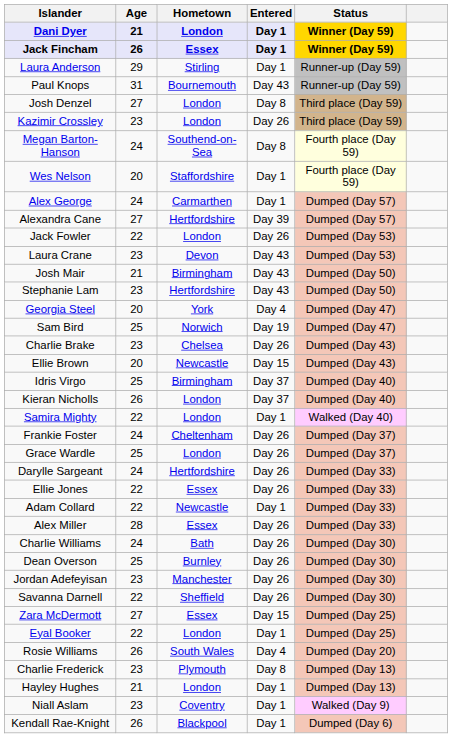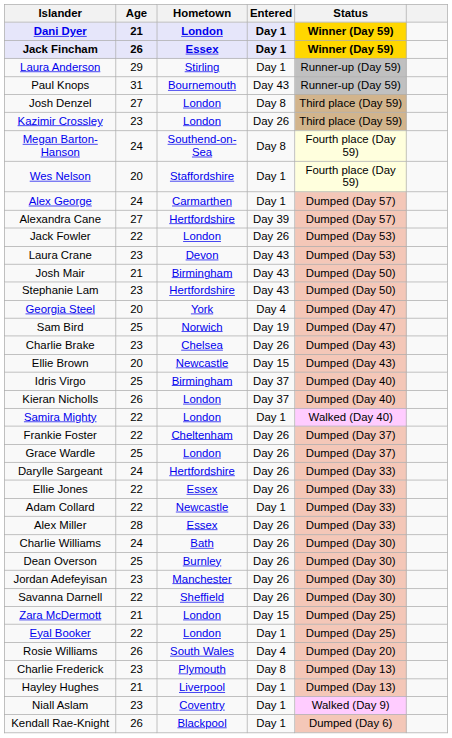(136, 435) 24 -> (136, 435) 22
(136, 615) 27 -> (136, 615) 21
(202, 615) Essex -> (202, 615) London
(202, 687) London -> (202, 687) Liverpool
